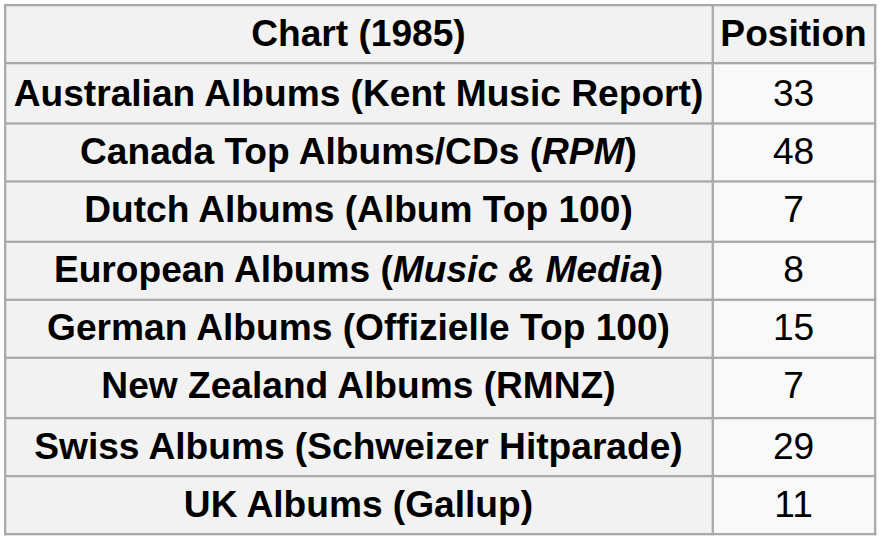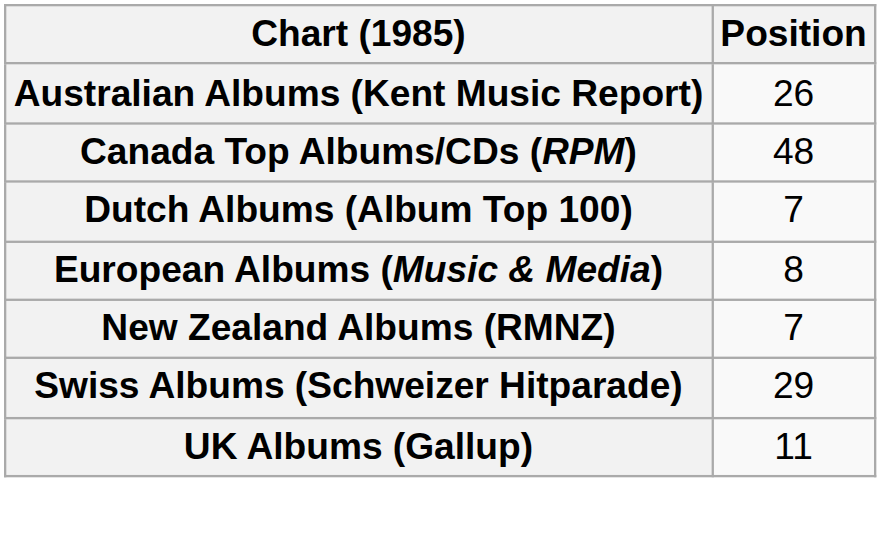(794, 92) 33 -> (794, 92) 26
- row: (358, 328)
